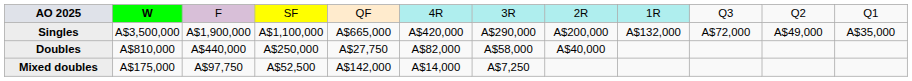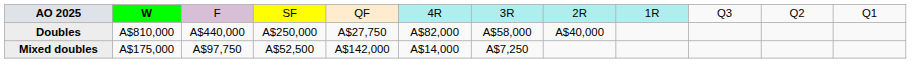- row: (58, 32)
